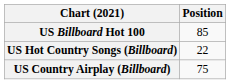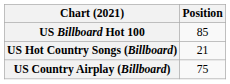(203, 50) 22 -> (203, 50) 21
